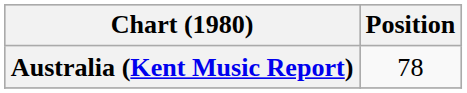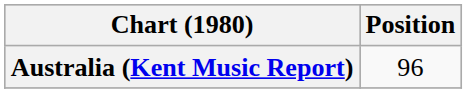(410, 66) 78 -> (410, 66) 96
